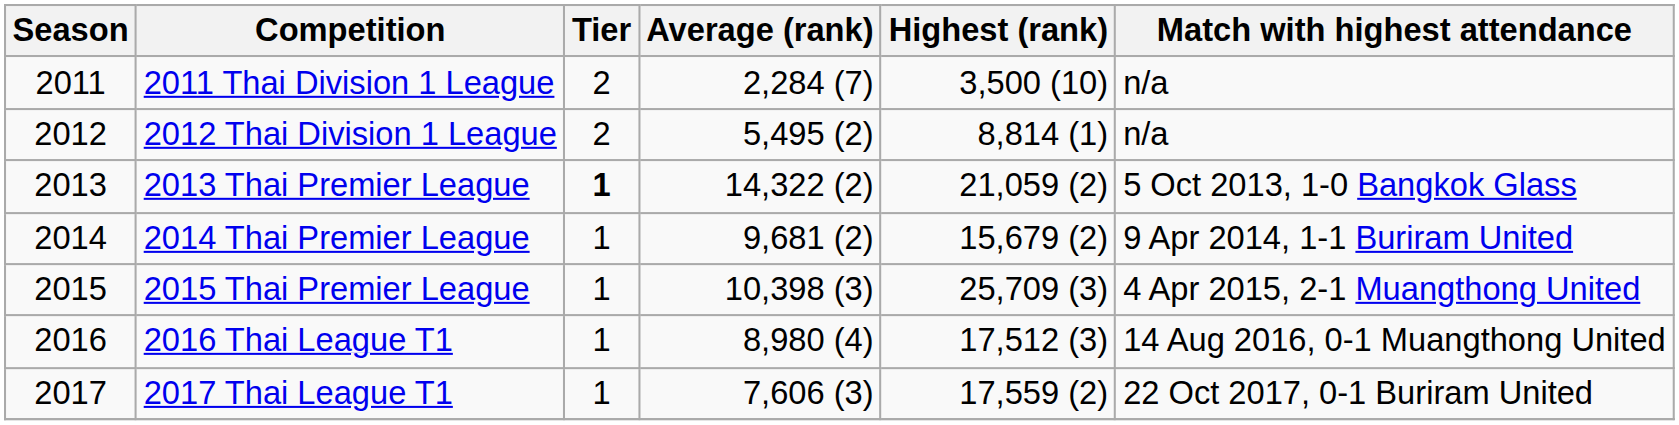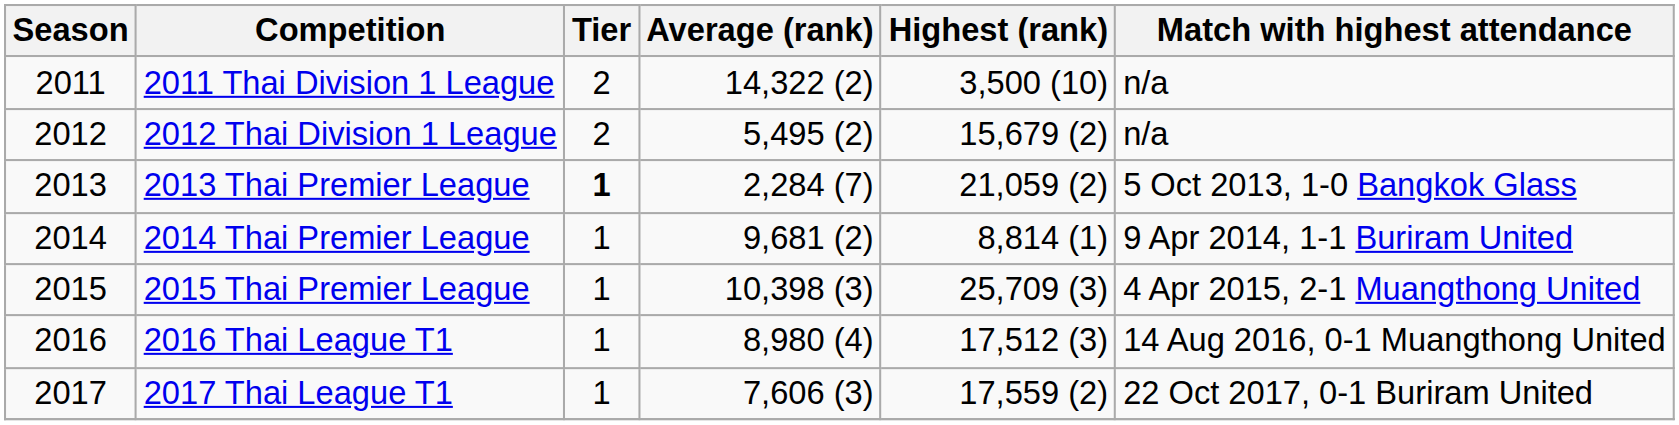(808, 82) 2,284 (7) -> (799, 82) 14,322 (2)
(1043, 133) 8,814 (1) -> (1034, 133) 15,679 (2)
(799, 185) 14,322 (2) -> (808, 185) 2,284 (7)
(1034, 237) 15,679 (2) -> (1043, 237) 8,814 (1)
